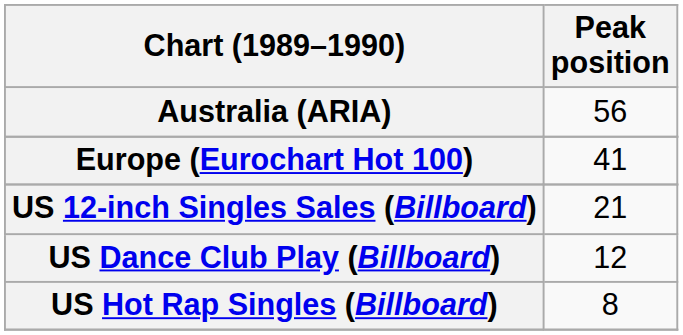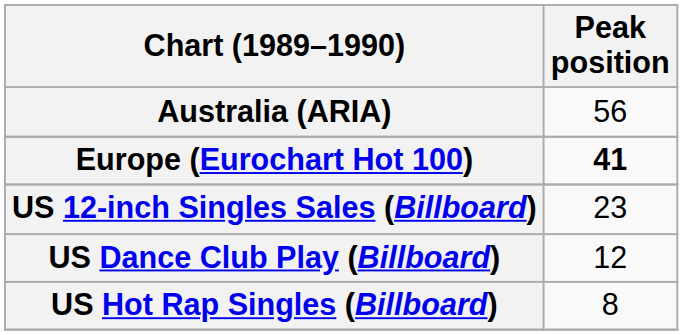(610, 160) normal -> (610, 160) bold
(610, 208) 21 -> (610, 208) 23
